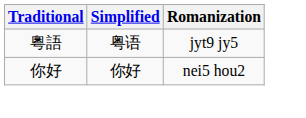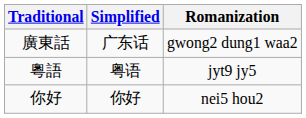+ row: (46, 42)
